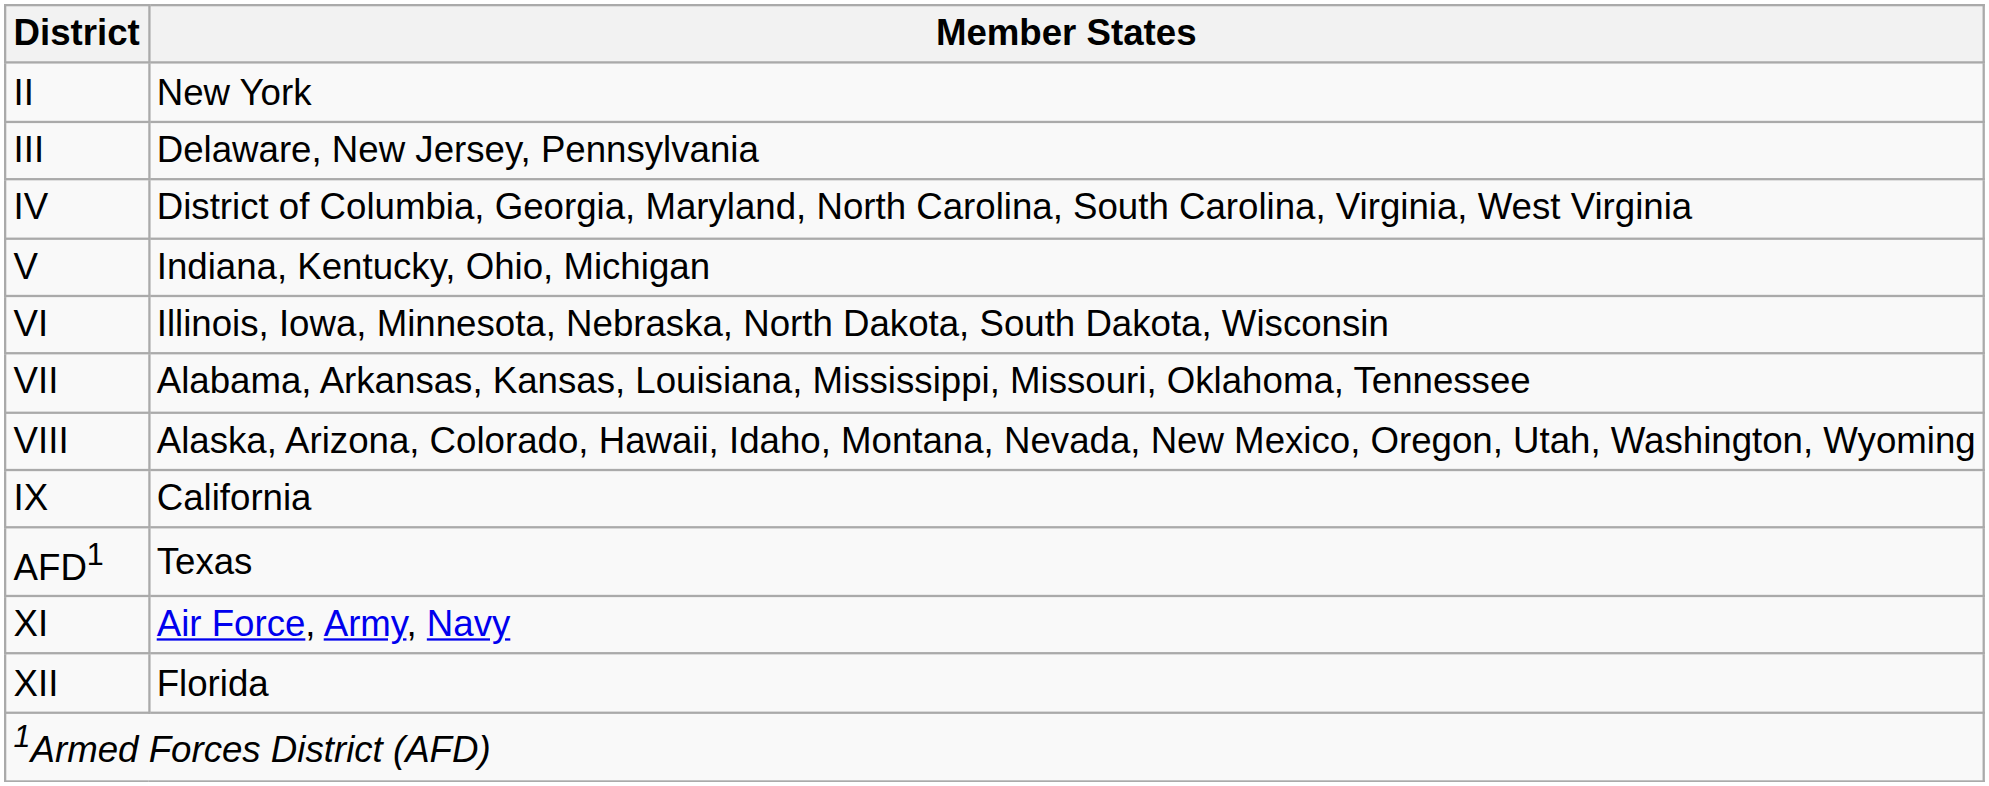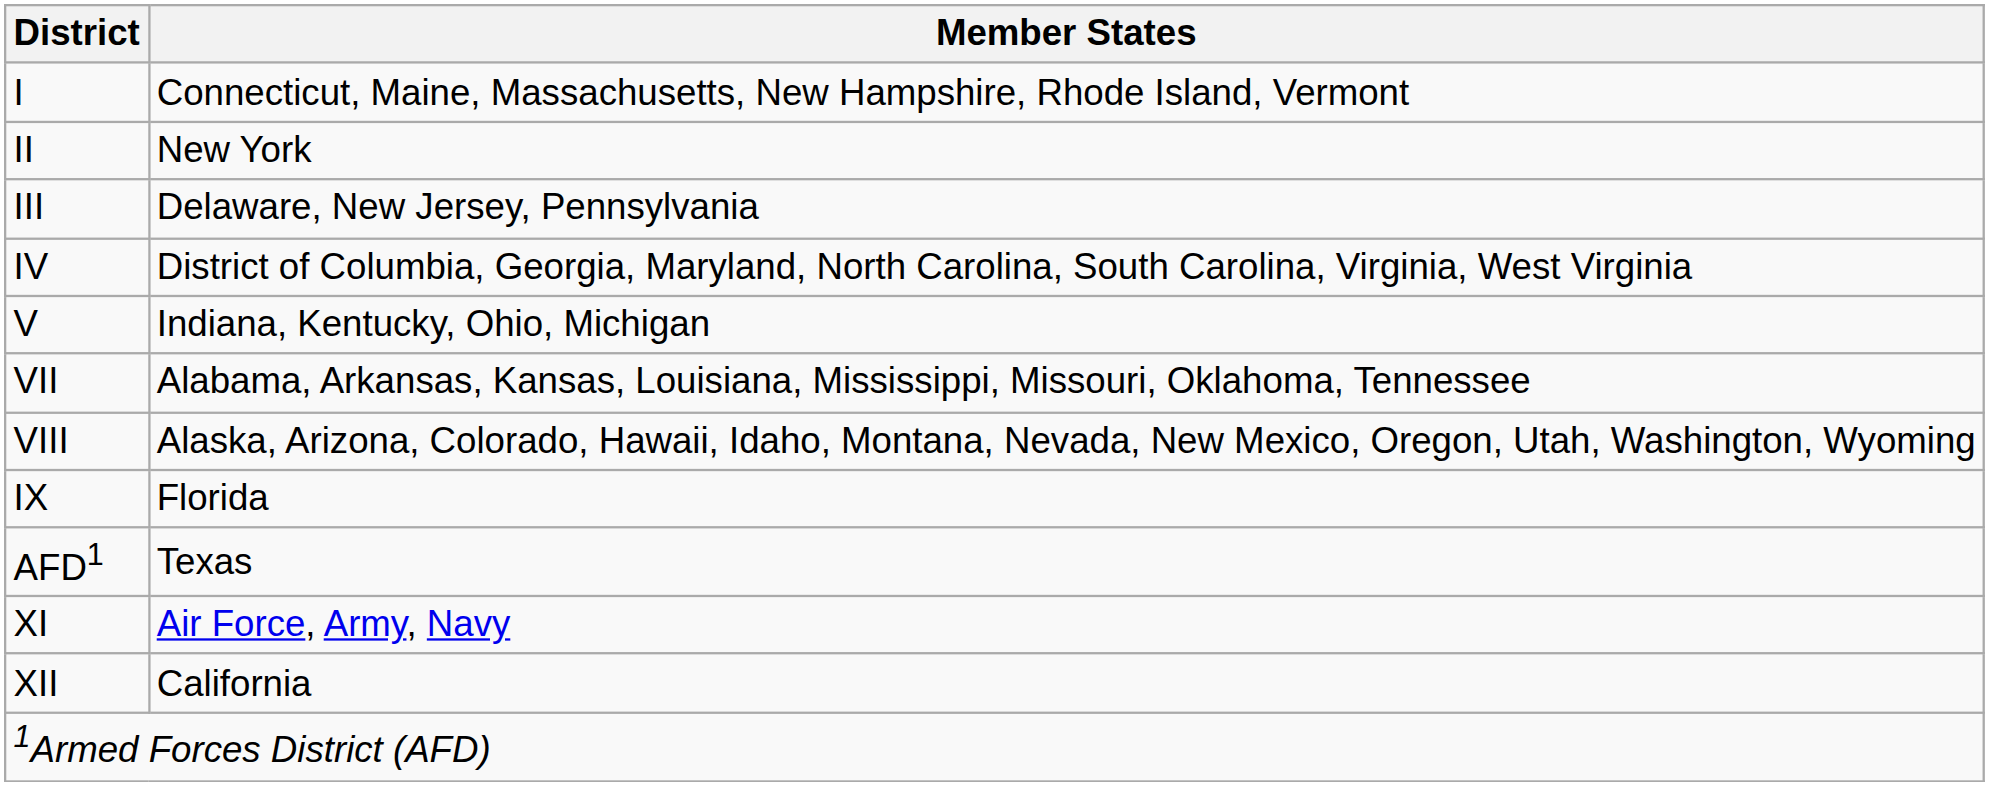+ row: (19, 91)
- row: (31, 324)
(234, 498) California -> (213, 498) Florida
(213, 682) Florida -> (234, 682) California
